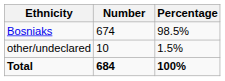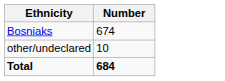- column: (188, 13)
